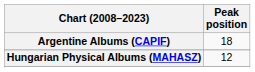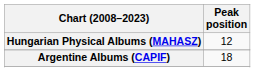rows swapped: (104, 41) <-> (104, 58)
